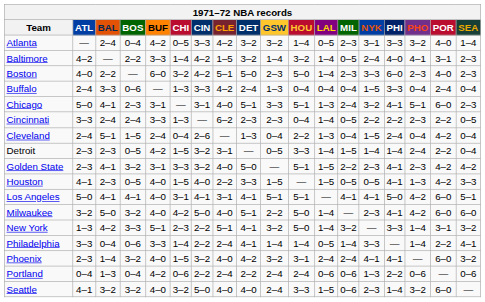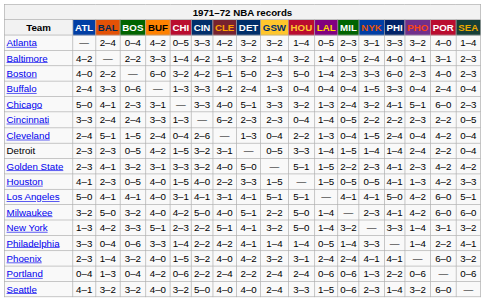(202, 105) 3–1 -> (202, 105) 3–3
(301, 105) 5–1 -> (301, 105) 3–2
(225, 243) 2–4 -> (225, 243) 4–2
